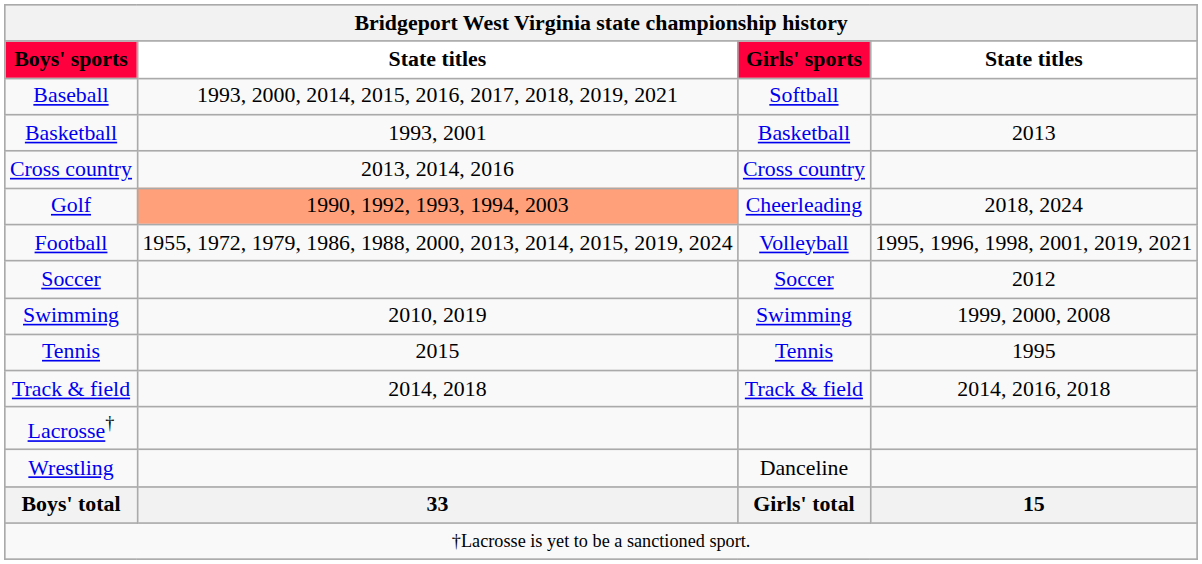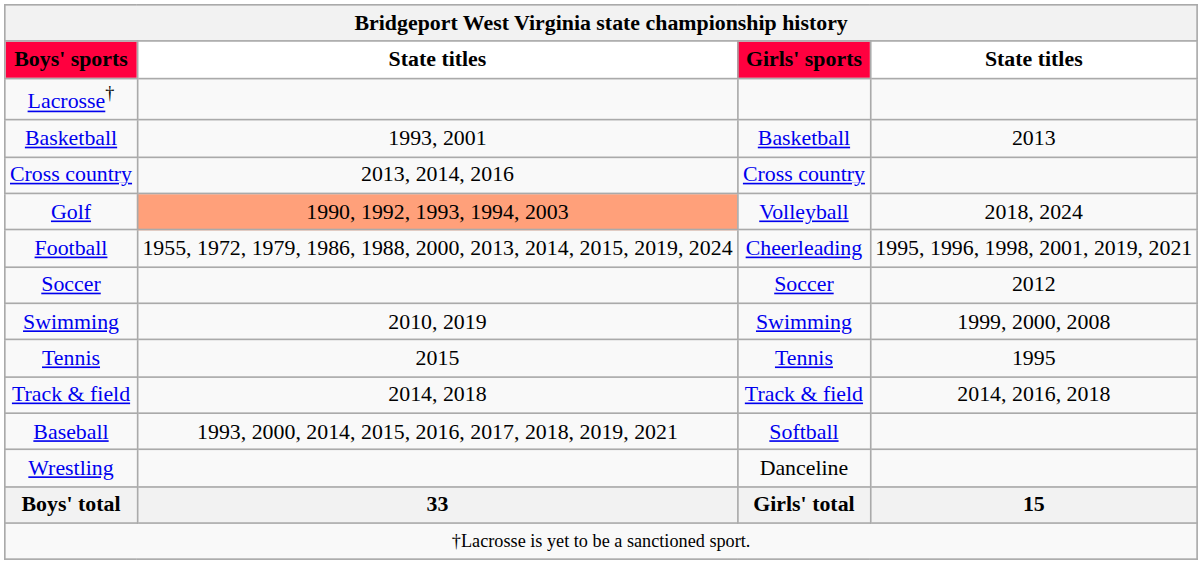rows swapped: (71, 96) <-> (71, 428)
(804, 206) Cheerleading -> (804, 211) Volleyball
(804, 242) Volleyball -> (804, 248) Cheerleading
